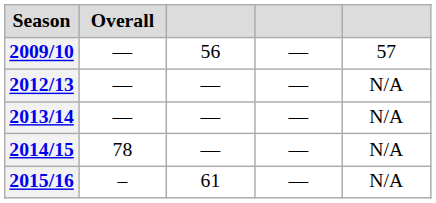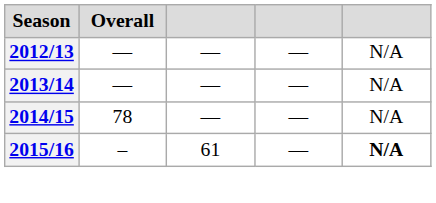- row: (42, 52)
(386, 181) normal -> (386, 149) bold
